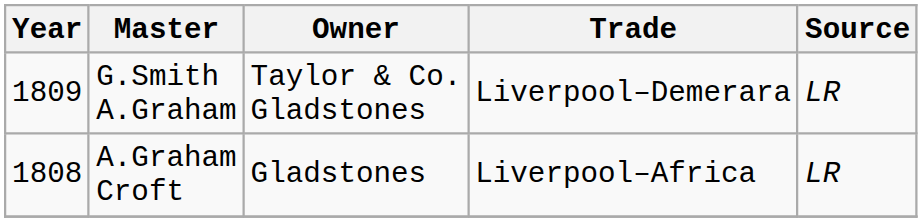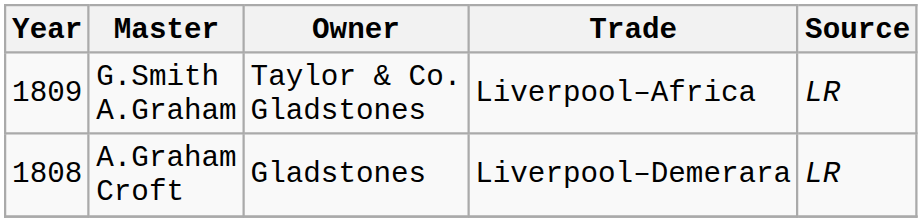(633, 94) Liverpool–Demerara -> (616, 94) Liverpool–Africa
(616, 175) Liverpool–Africa -> (633, 175) Liverpool–Demerara
